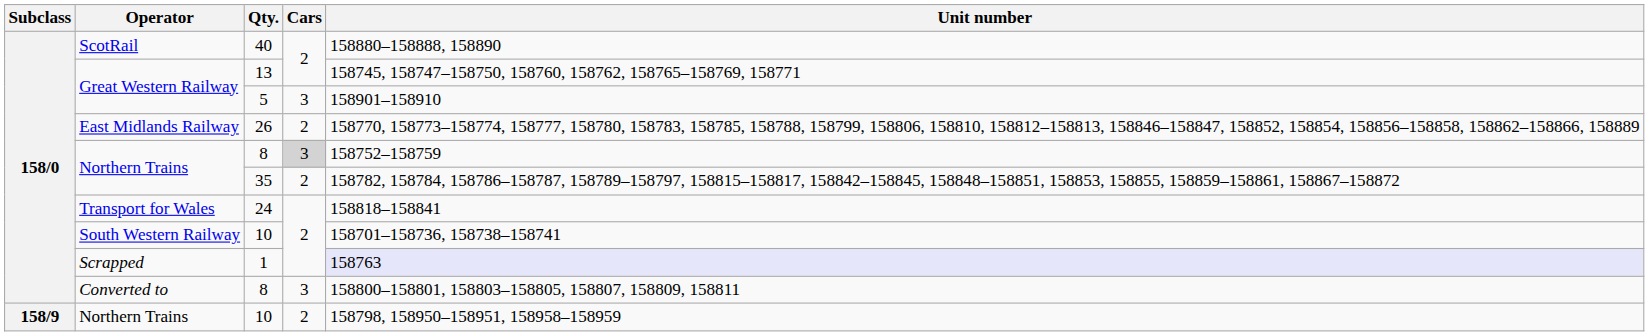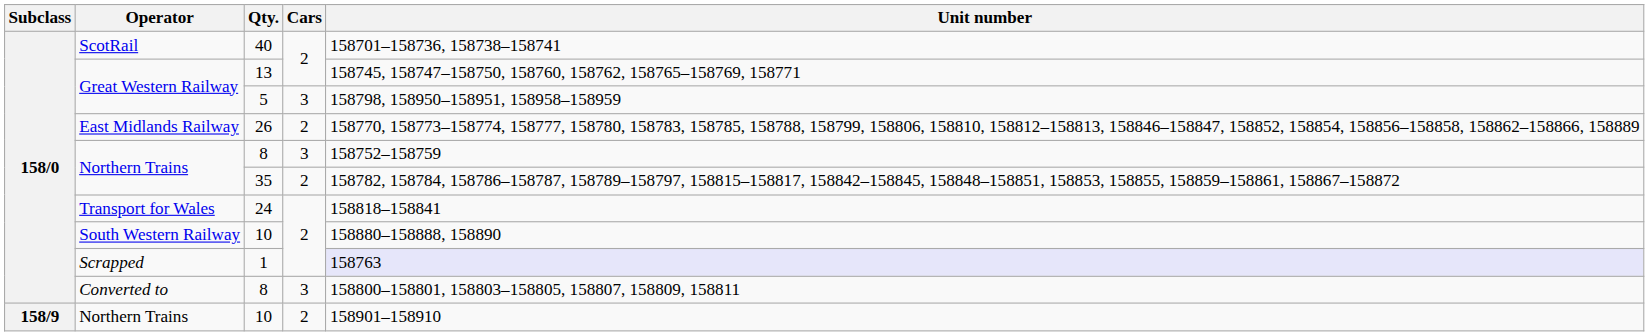(415, 45) 158880–158888, 158890 -> (445, 45) 158701–158736, 158738–158741
(386, 99) 158901–158910 -> (475, 99) 158798, 158950–158951, 158958–158959
(304, 153) lightgrey background -> (304, 153) no background
(445, 235) 158701–158736, 158738–158741 -> (415, 235) 158880–158888, 158890
(475, 316) 158798, 158950–158951, 158958–158959 -> (386, 316) 158901–158910
